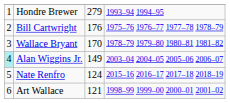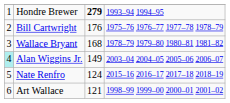(95, 12) normal -> (95, 12) bold
(95, 43) 170 -> (95, 43) 168
